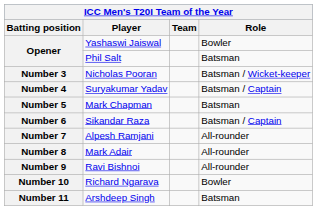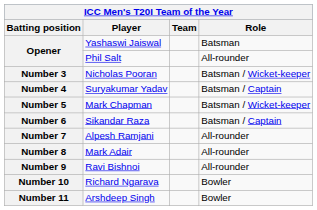(216, 43) Bowler -> (220, 43) Batsman
(220, 58) Batsman -> (225, 58) All-rounder
(220, 105) Batsman -> (256, 105) Batsman / Wicket-keeper
(220, 197) Batsman -> (216, 197) Bowler
